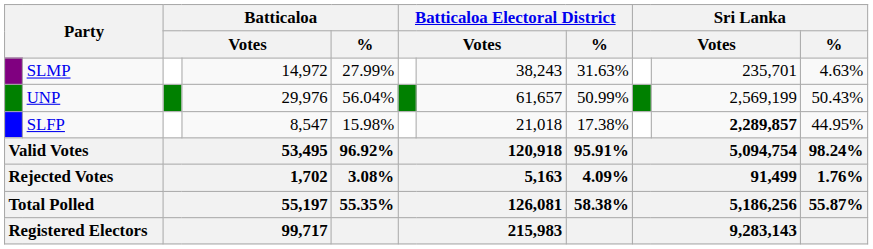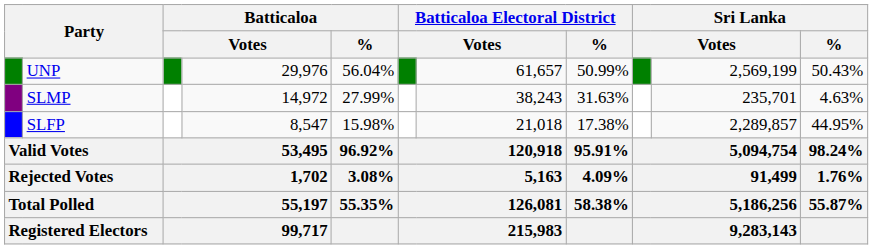rows swapped: (43, 97) <-> (49, 71)
(763, 124) bold -> (763, 124) normal
